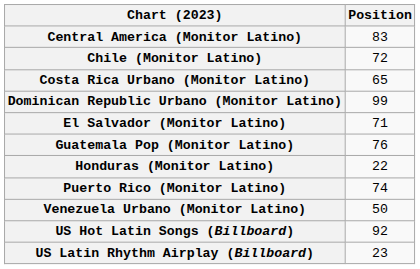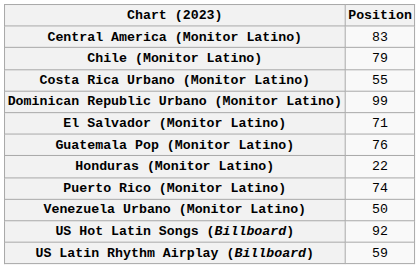(380, 59) 72 -> (380, 59) 79
(380, 80) 65 -> (380, 80) 55
(380, 253) 23 -> (380, 253) 59
